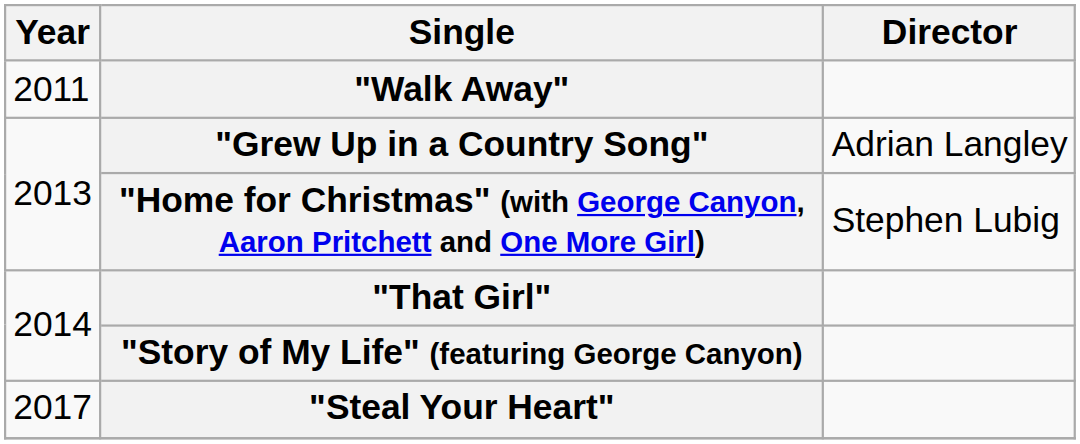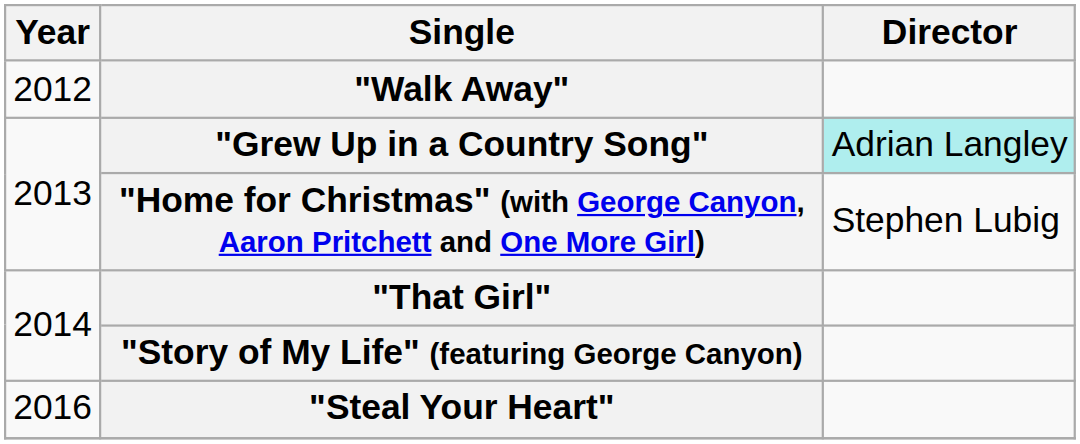(51, 88) 2011 -> (53, 88) 2012
(950, 144) no background -> (950, 144) paleturquoise background
(53, 408) 2017 -> (53, 408) 2016
